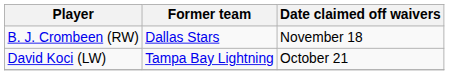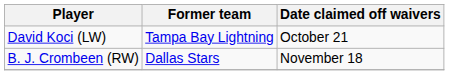rows swapped: (57, 59) <-> (73, 37)
